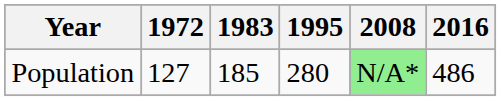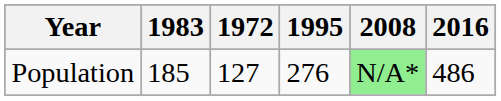columns swapped: (176, 26) <-> (245, 26)
(308, 71) 280 -> (308, 71) 276
